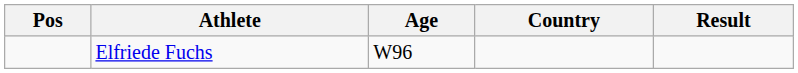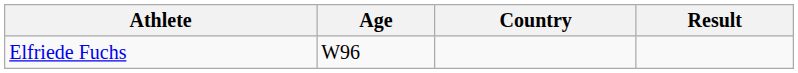- column: (48, 20)
